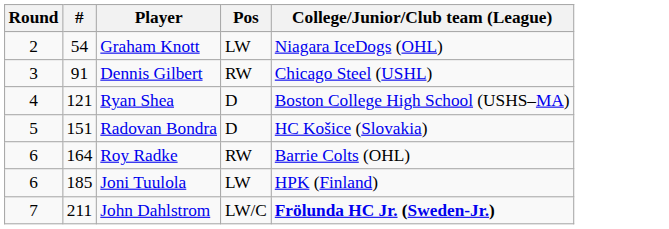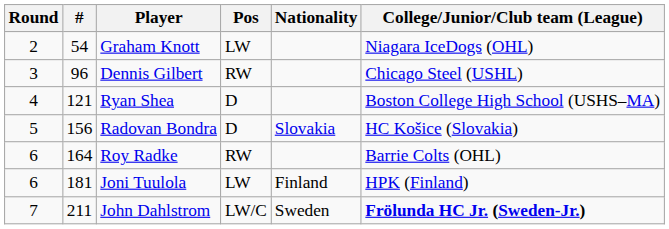+ column: (316, 18)
(79, 73) 91 -> (79, 73) 96
(79, 127) 151 -> (79, 127) 156
(79, 182) 185 -> (79, 182) 181
